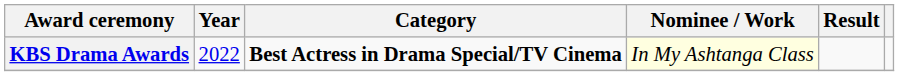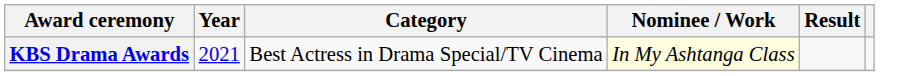(219, 53) 2022 -> (219, 53) 2021
(436, 53) bold -> (426, 53) normal
